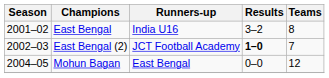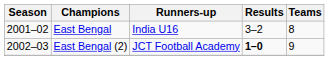(292, 47) 7 -> (292, 47) 9
- row: (87, 64)
